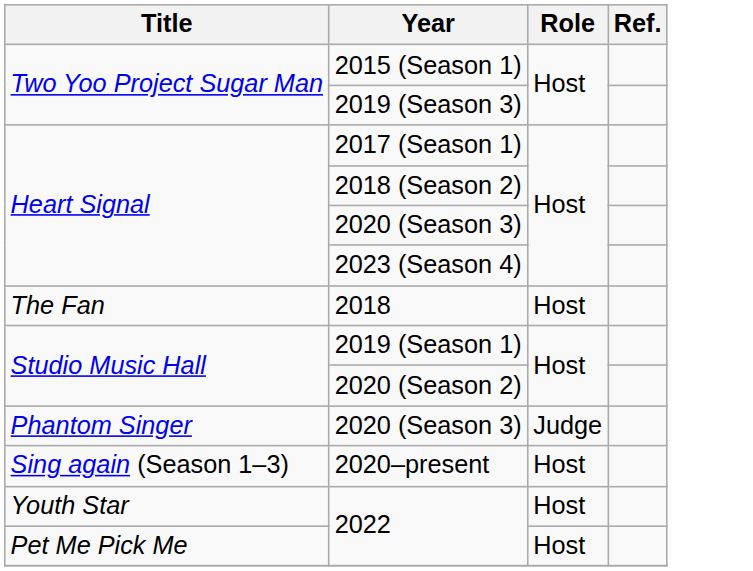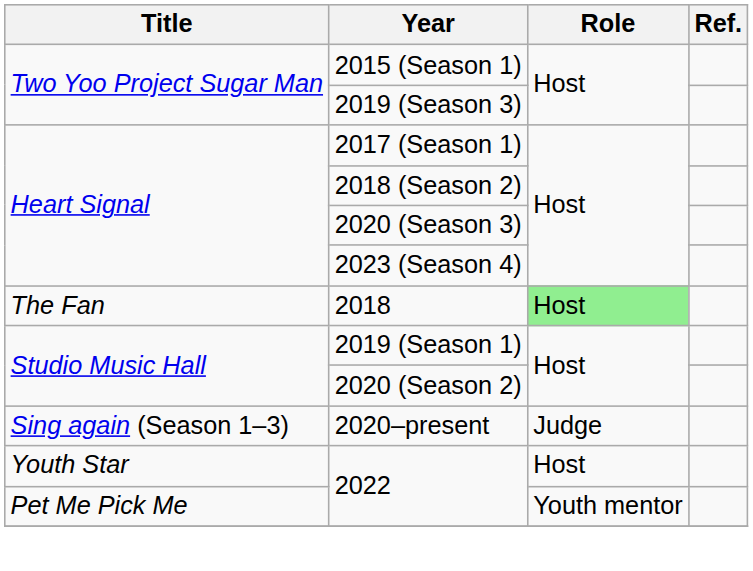(559, 305) no background -> (559, 305) lightgreen background
- row: (101, 425)
(559, 465) Host -> (568, 425) Judge
(559, 545) Host -> (608, 505) Youth mentor
